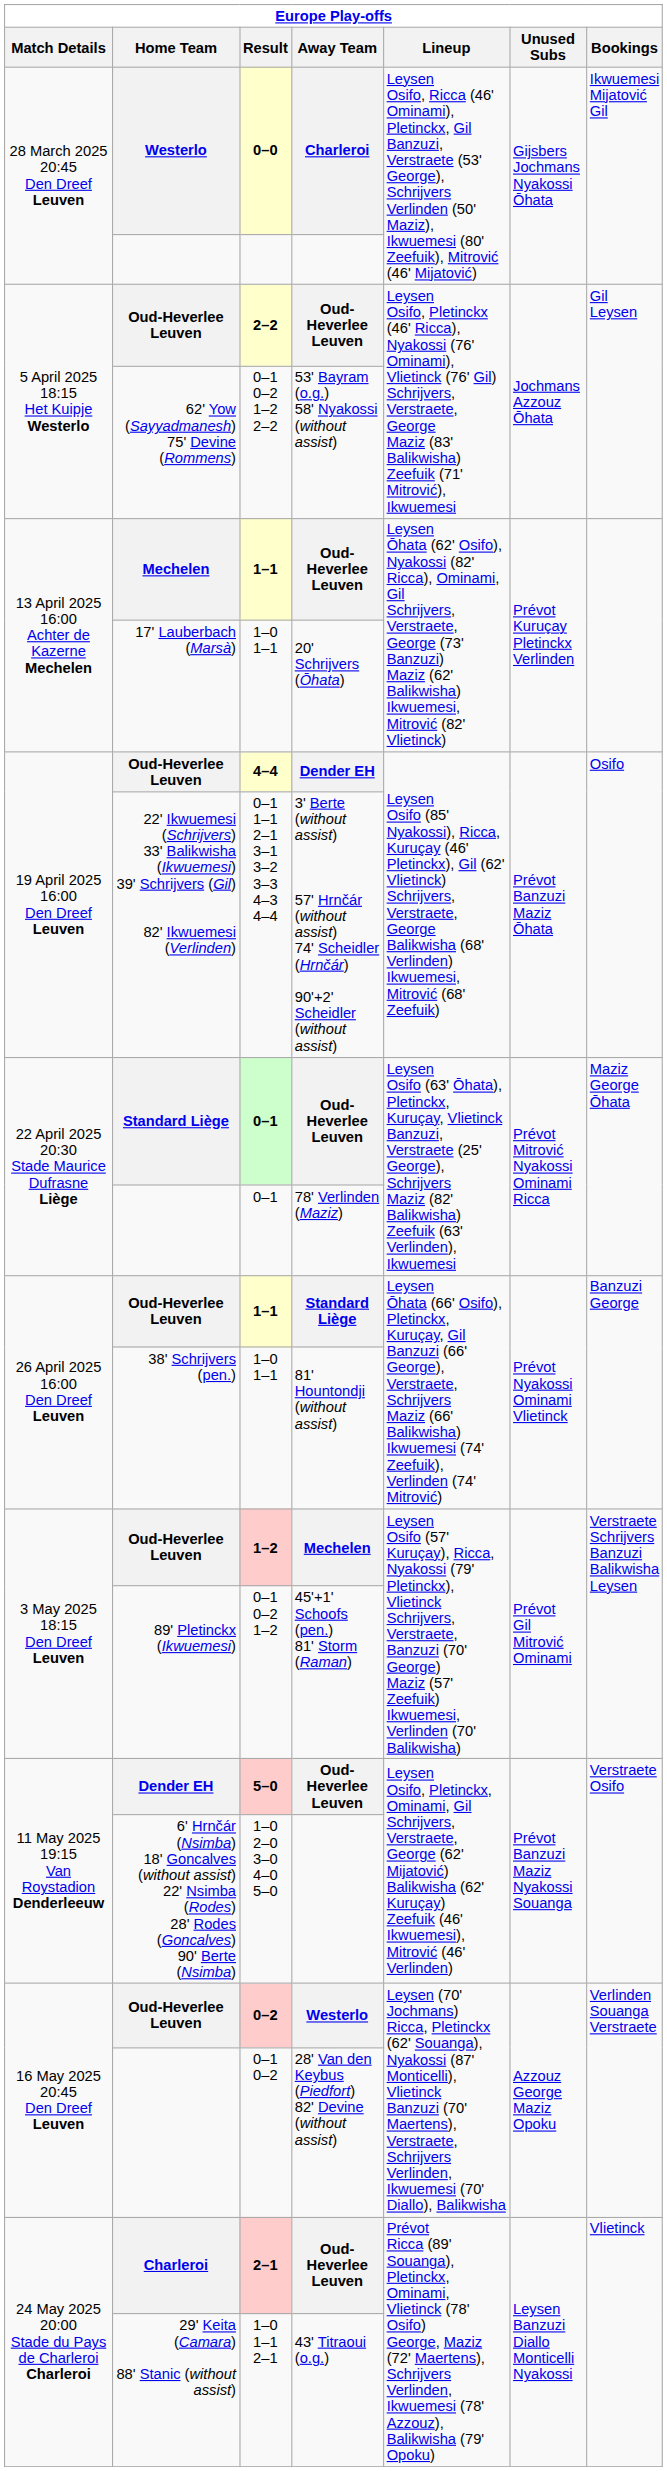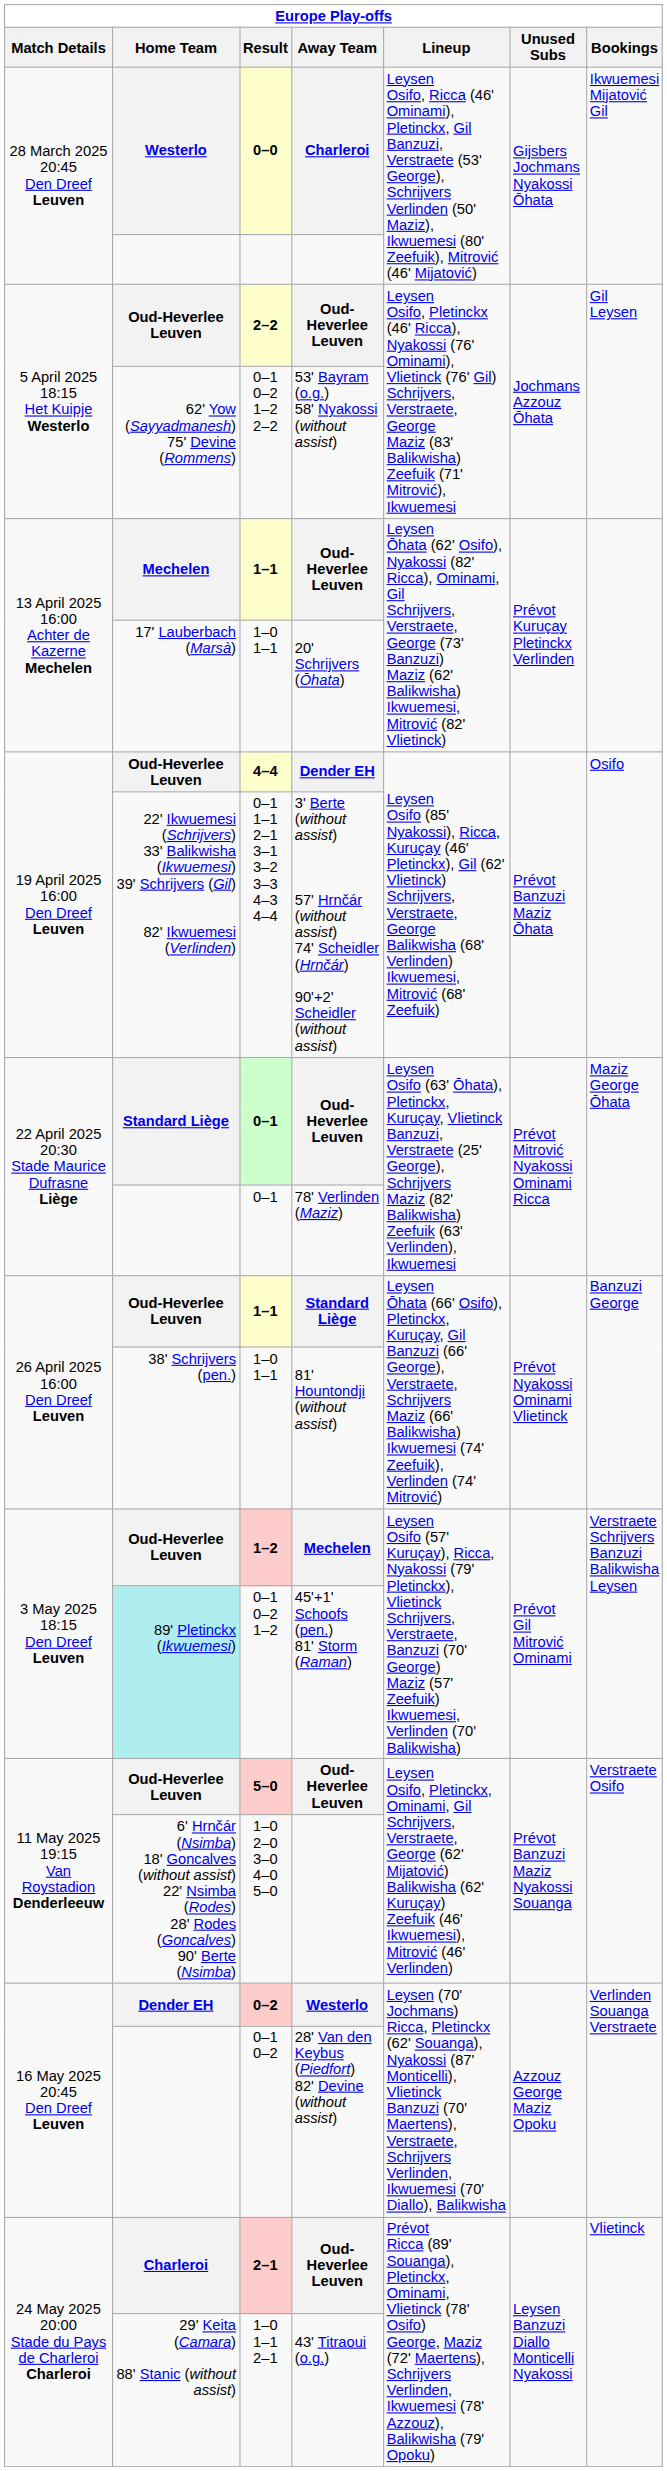(195, 1638) no background -> (195, 1638) paleturquoise background
(176, 1786) Dender EH -> (176, 1786) Oud-Heverlee Leuven
(176, 2015) Oud-Heverlee Leuven -> (176, 2004) Dender EH
